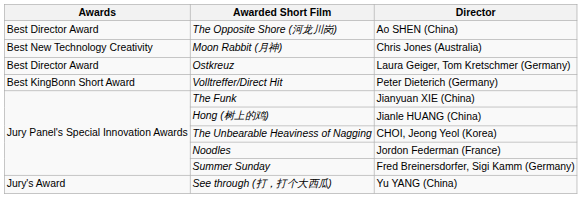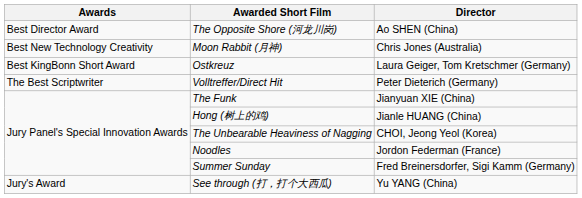(53, 66) Best Director Award -> (71, 66) Best KingBonn Short Award
(71, 82) Best KingBonn Short Award -> (55, 82) The Best Scriptwriter
